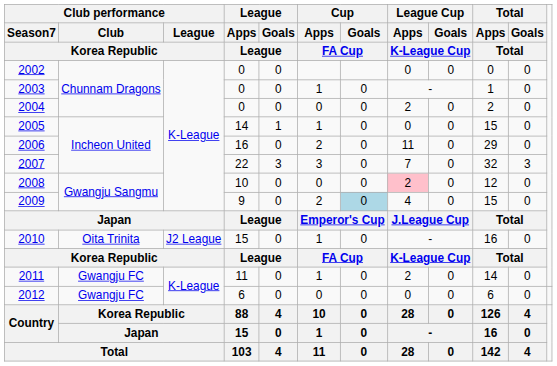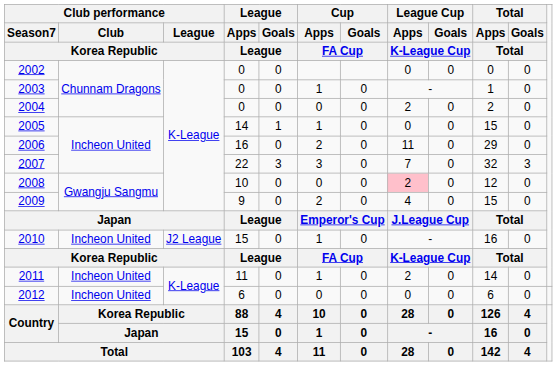(364, 201) lightblue background -> (364, 201) no background
(111, 239) Oita Trinita -> (111, 239) Incheon United
(111, 276) Gwangju FC -> (111, 276) Incheon United
(111, 295) Gwangju FC -> (111, 295) Incheon United
